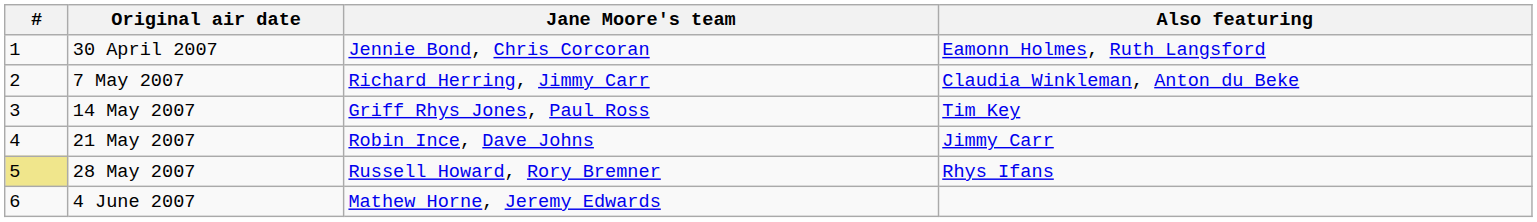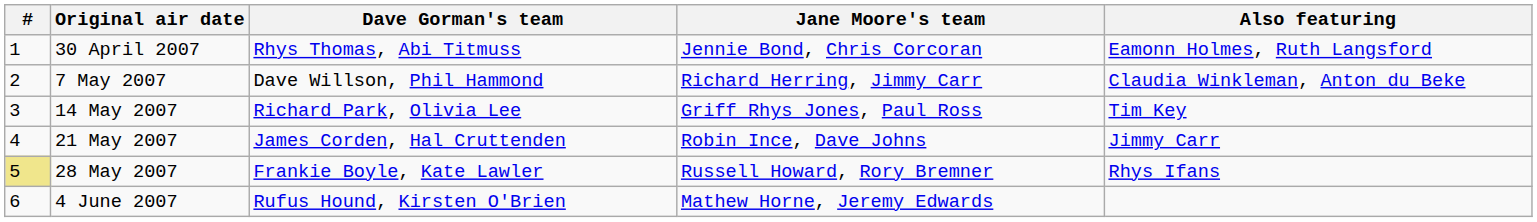+ column: (463, 20)
